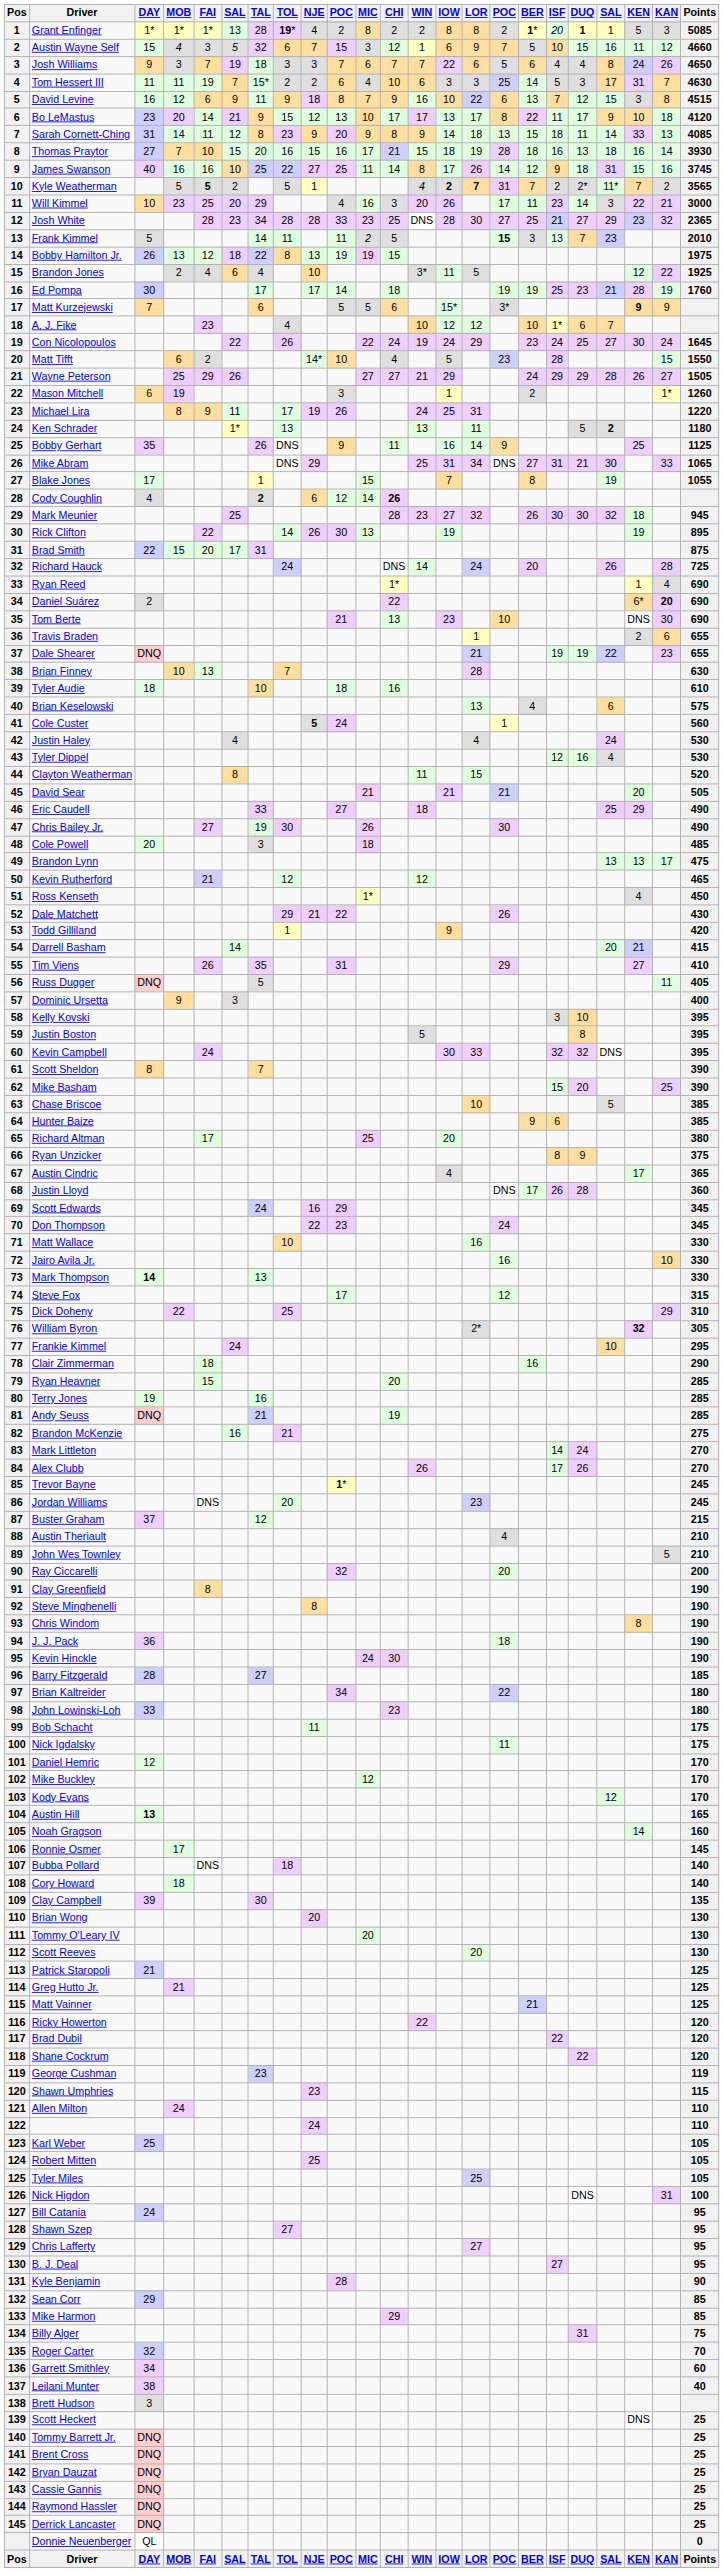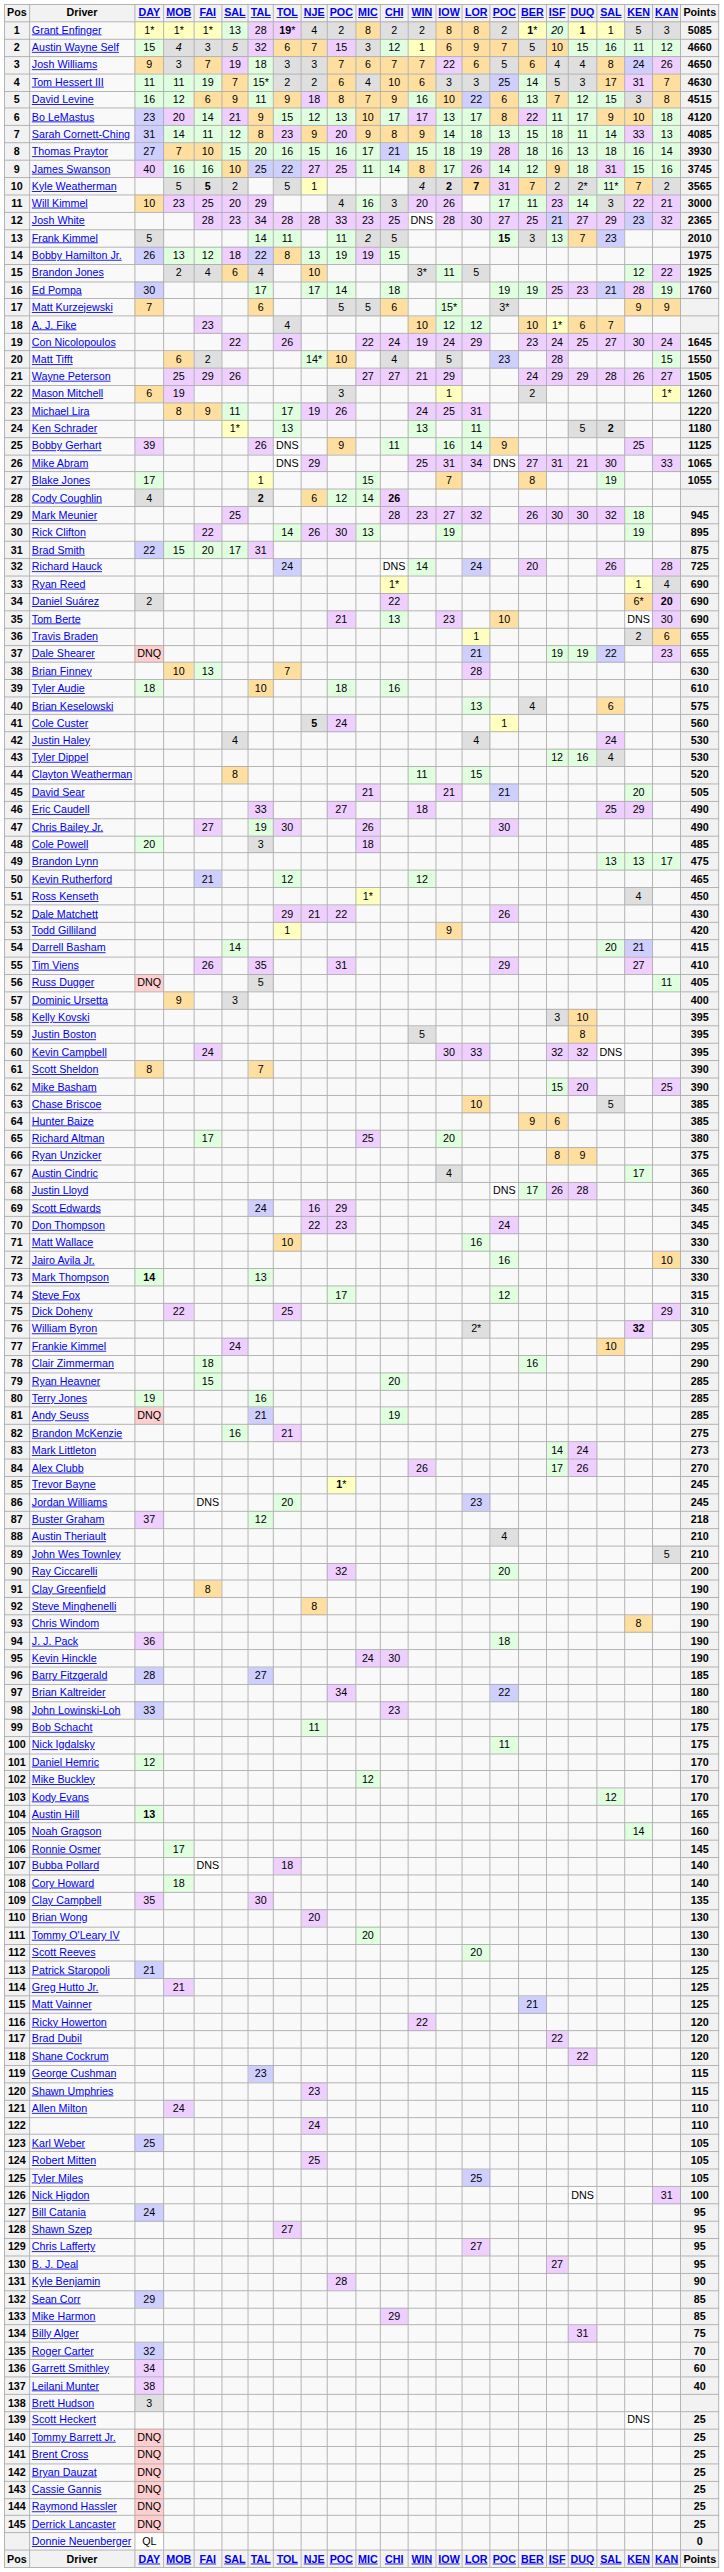(639, 308) bold -> (639, 308) normal
(149, 446) 35 -> (149, 446) 39
(700, 1451) 270 -> (700, 1451) 273
(700, 1520) 215 -> (700, 1520) 218
(149, 1901) 39 -> (149, 1901) 35
(700, 2074) 119 -> (700, 2074) 115
